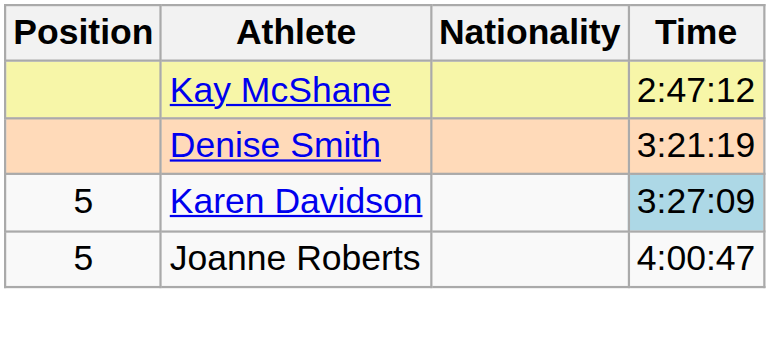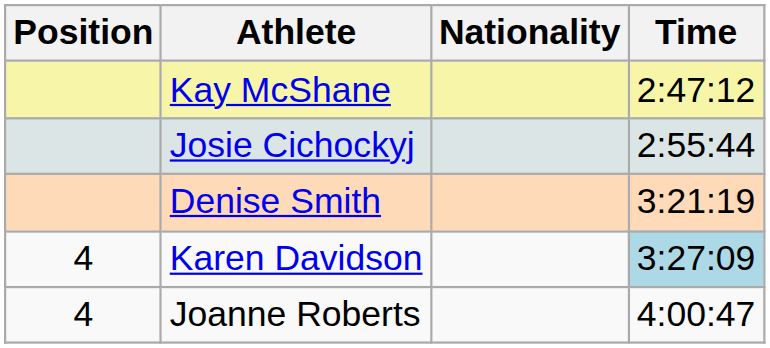+ row: (292, 145)
(83, 201) 5 -> (83, 257) 4
(83, 257) 5 -> (83, 314) 4
